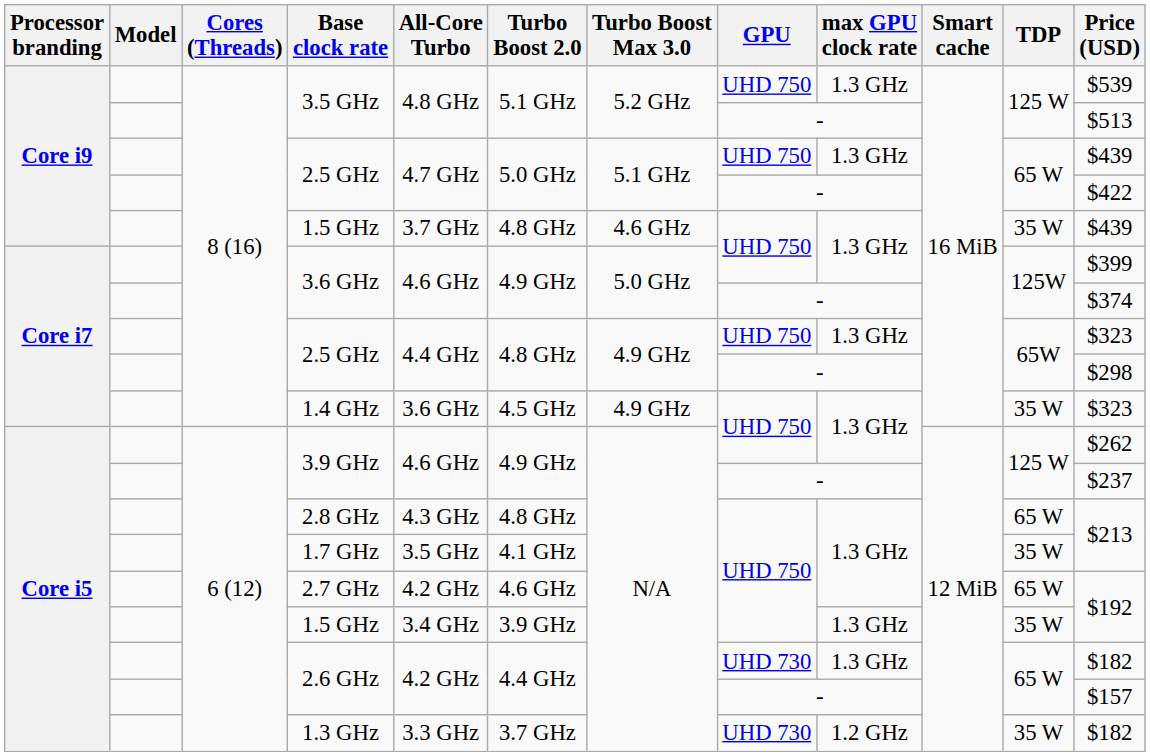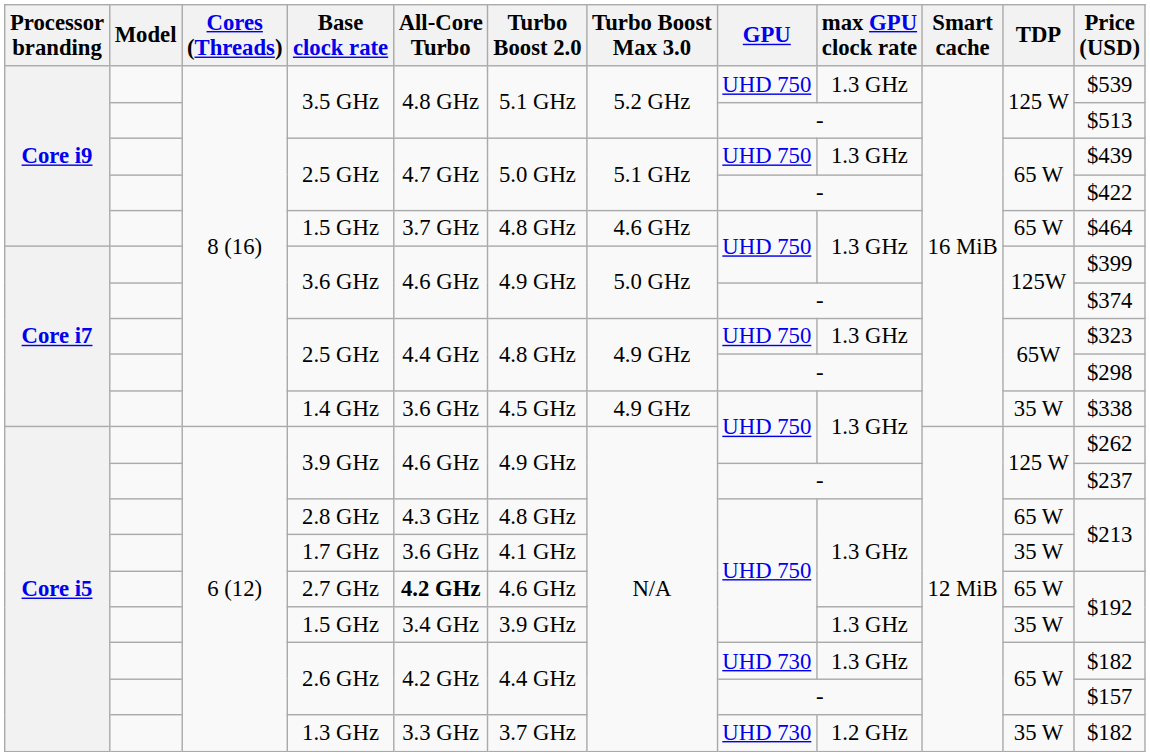(1038, 228) 35 W -> (1038, 228) 65 W
(1110, 228) $439 -> (1110, 228) $464
(1110, 408) $323 -> (1110, 408) $338
(441, 552) 3.5 GHz -> (441, 552) 3.6 GHz
(441, 588) normal -> (441, 588) bold
